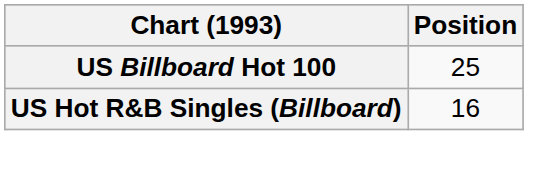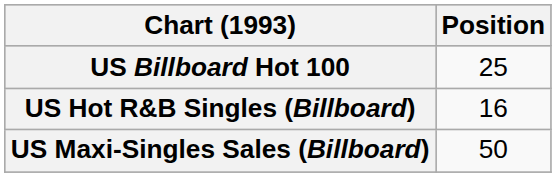+ row: (220, 150)
